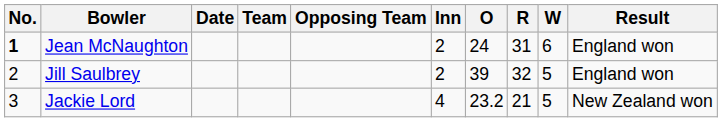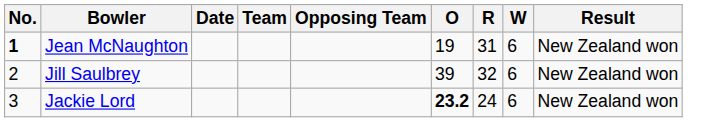- column: (448, 18)
(479, 46) 24 -> (445, 46) 19
(623, 46) England won -> (608, 46) New Zealand won
(547, 74) 5 -> (512, 74) 6
(623, 74) England won -> (608, 74) New Zealand won
(487, 102) normal -> (452, 102) bold
(522, 102) 21 -> (487, 102) 24
(547, 102) 5 -> (512, 102) 6
